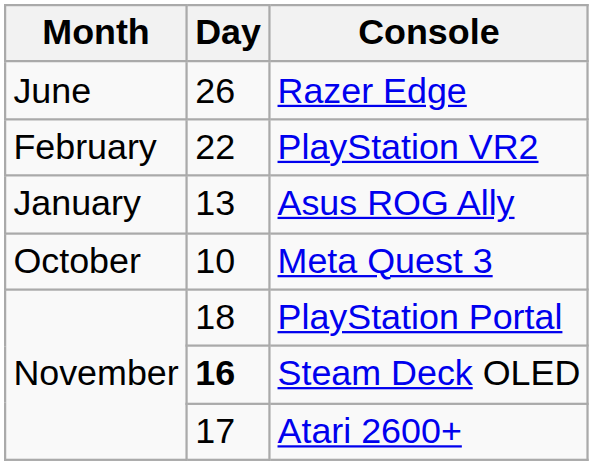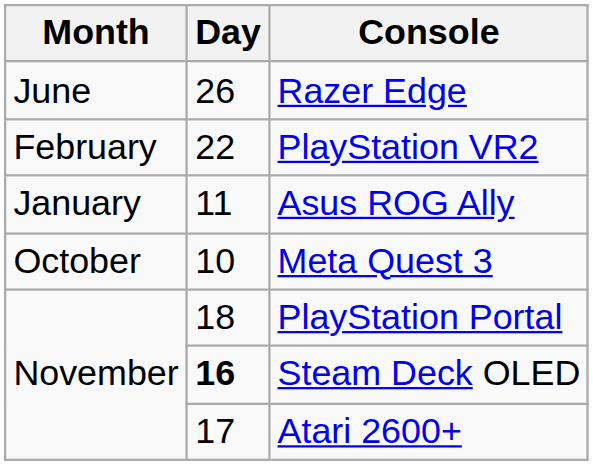(215, 203) 13 -> (214, 203) 11
